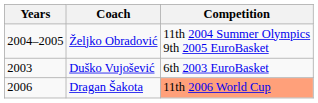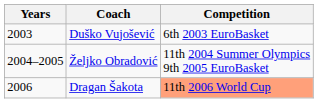rows swapped: (112, 68) <-> (113, 41)
